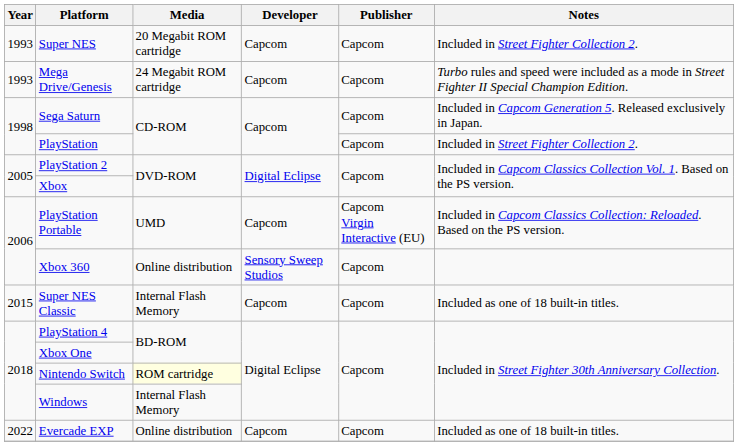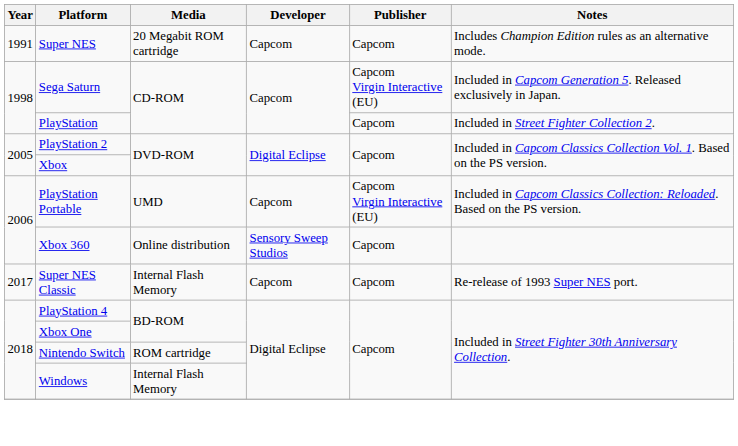(20, 43) 1993 -> (20, 43) 1991
(538, 43) Included in Street Fighter Collection 2. -> (581, 43) Includes Champion Edition rules as an alternative mode.
- row: (75, 79)
(363, 116) Capcom -> (397, 87) Capcom Virgin Interactive (EU)
(20, 302) 2015 -> (20, 281) 2017
(528, 302) Included as one of 18 built-in titles. -> (546, 281) Re-release of 1993 Super NES port.
(174, 373) lightyellow background -> (172, 352) no background
- row: (76, 430)
